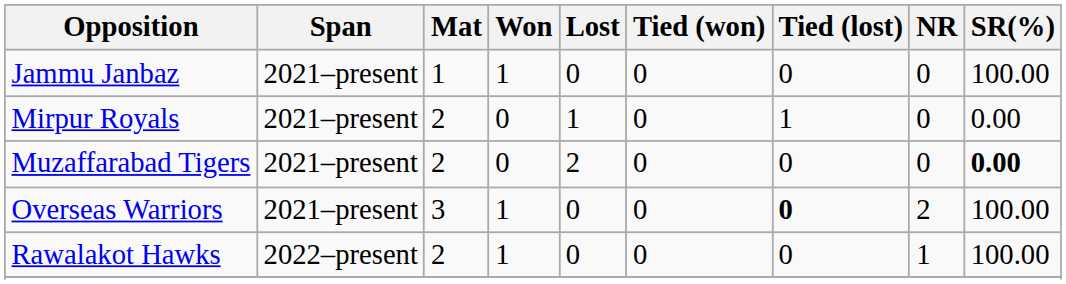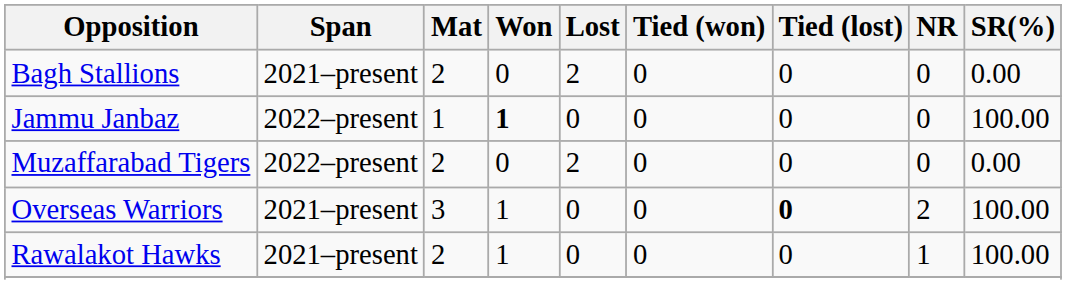+ row: (95, 72)
(341, 72) 2021–present -> (341, 118) 2022–present
(502, 72) normal -> (502, 118) bold
- row: (95, 118)
(341, 163) 2021–present -> (341, 163) 2022–present
(996, 163) bold -> (996, 163) normal
(341, 254) 2022–present -> (341, 254) 2021–present
